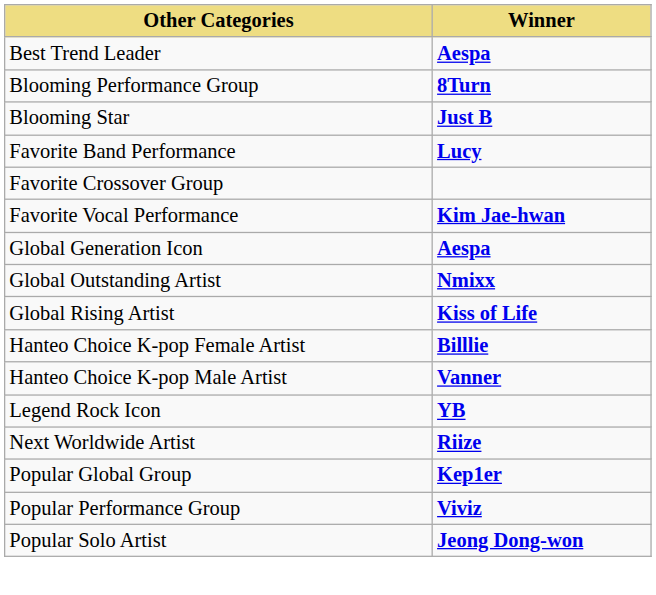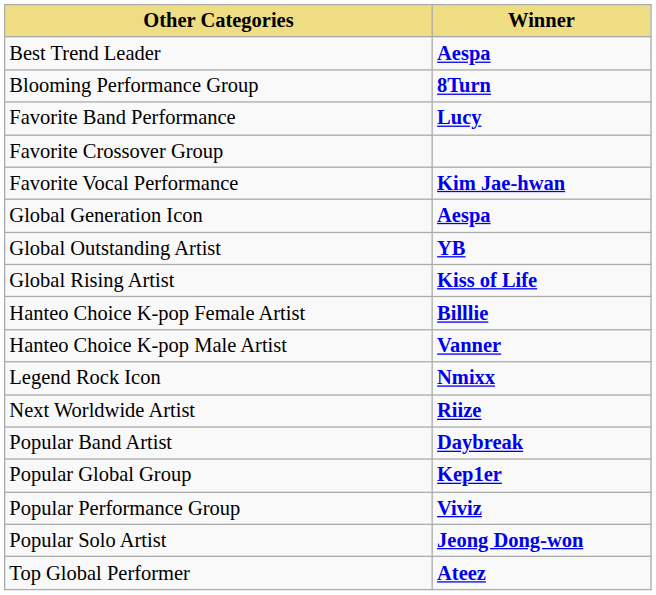- row: (69, 118)
(466, 280) Nmixx -> (451, 248) YB
(451, 410) YB -> (466, 378) Nmixx
+ row: (91, 442)
+ row: (100, 572)
